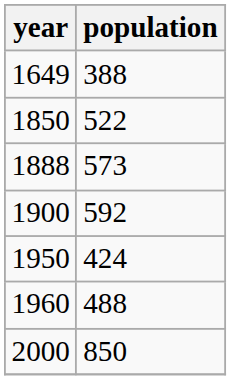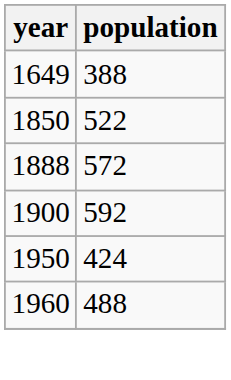(105, 166) 573 -> (105, 166) 572
- row: (41, 350)
